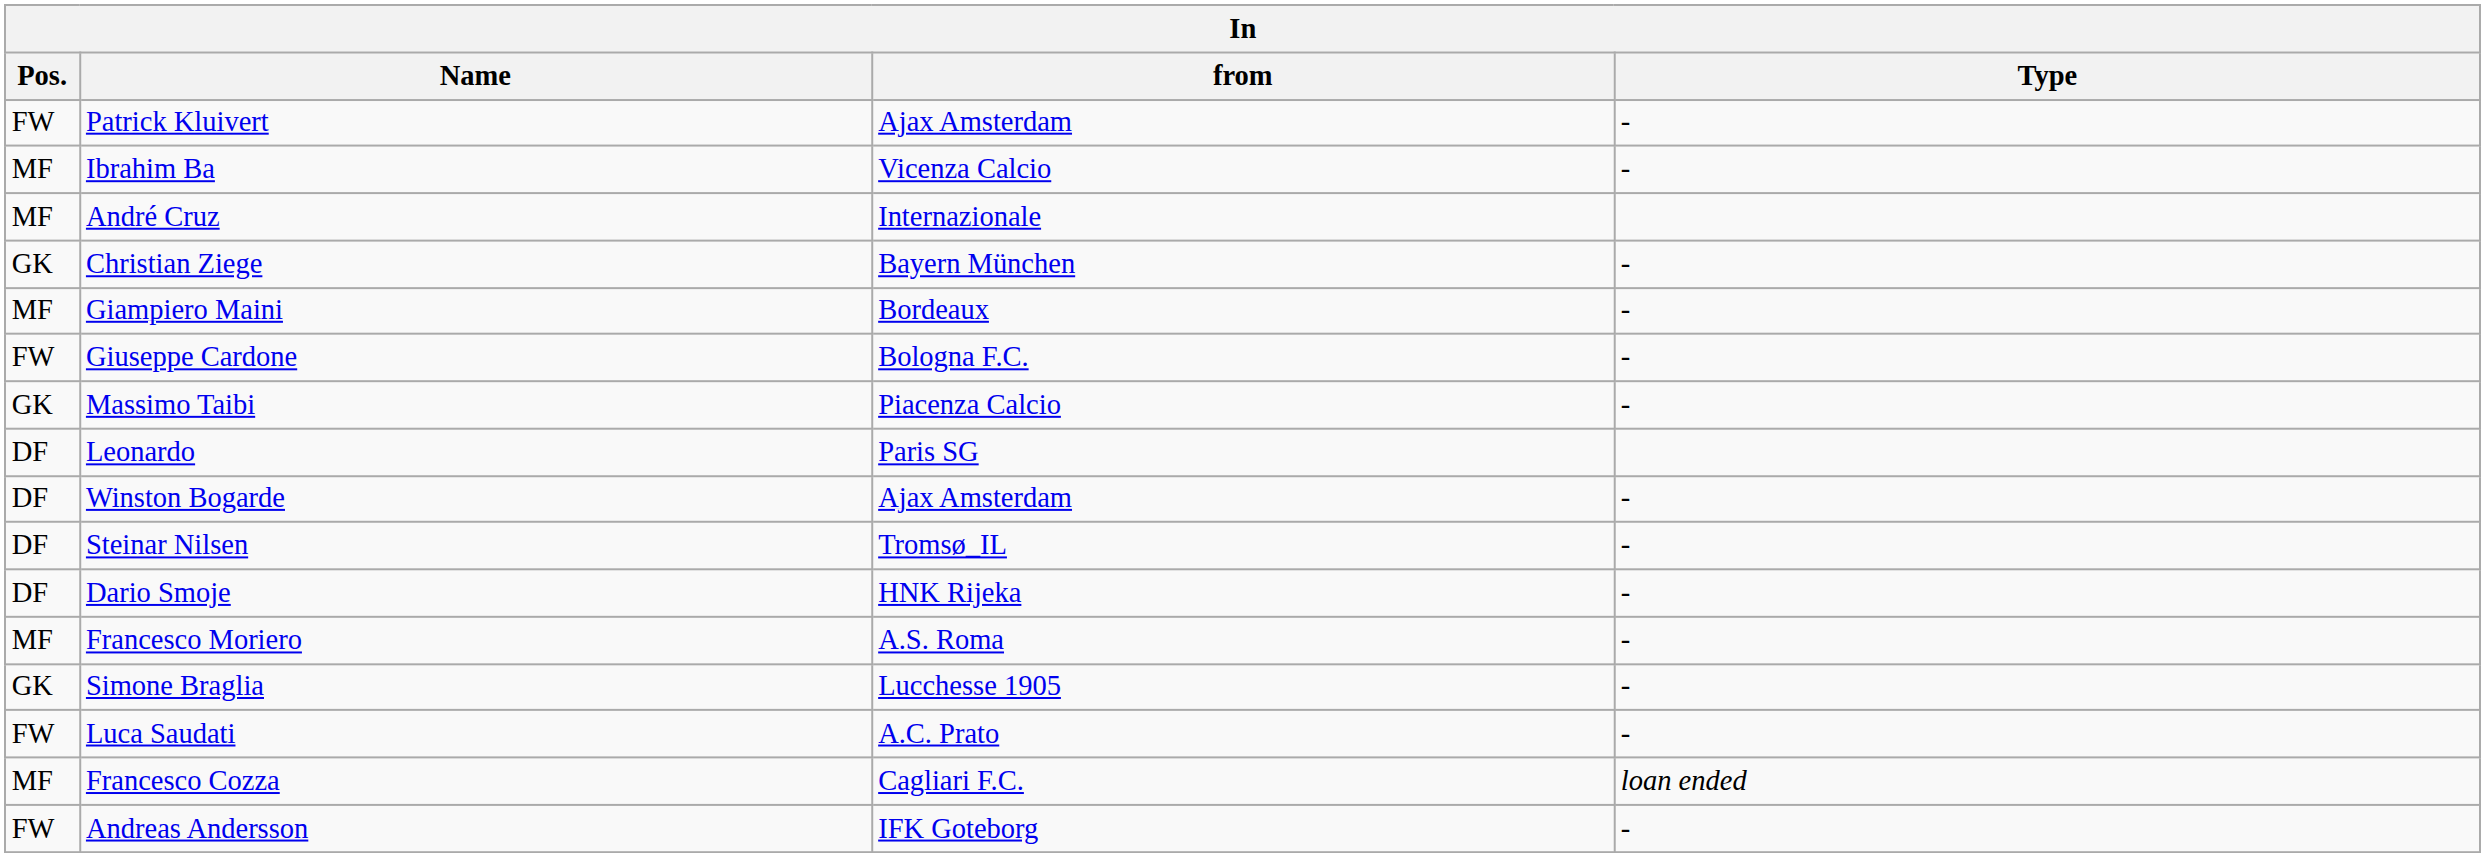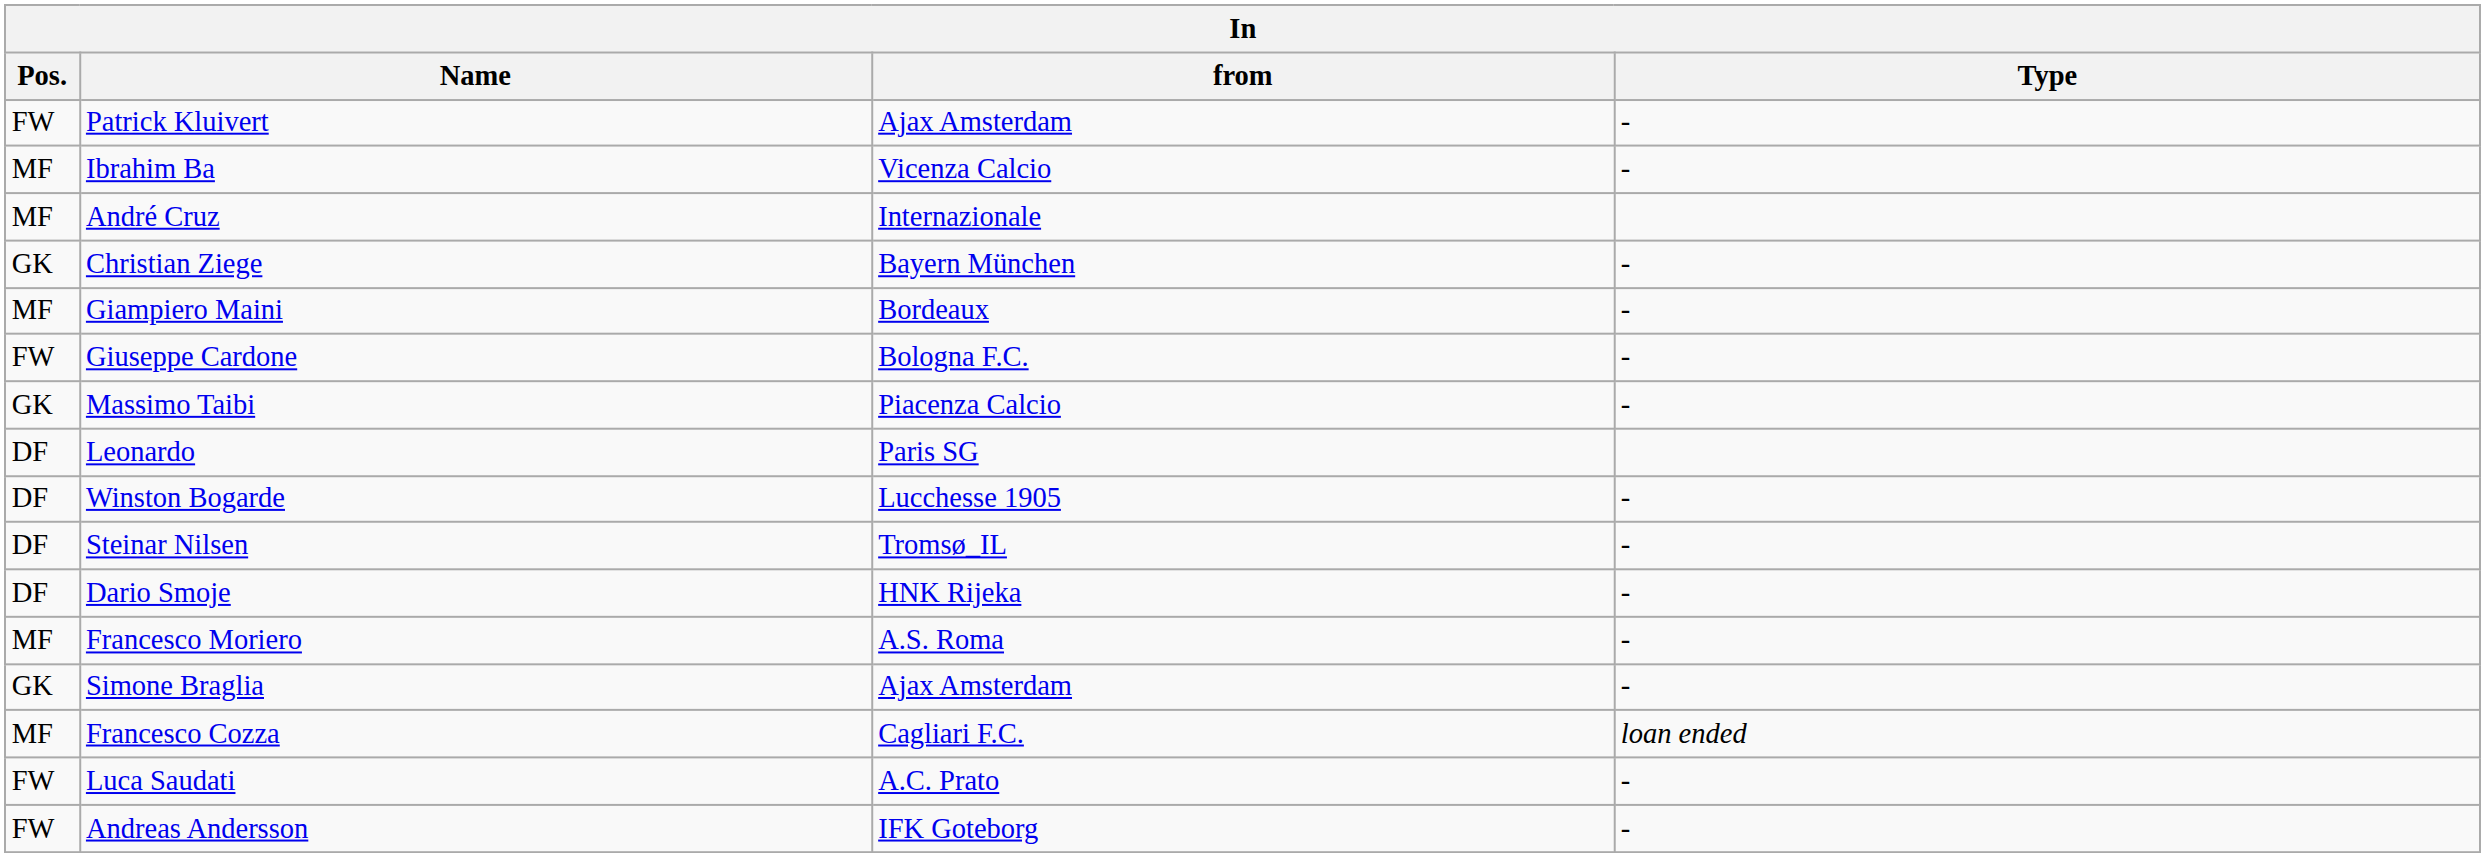(975, 498) Ajax Amsterdam -> (970, 498) Lucchesse 1905
(970, 686) Lucchesse 1905 -> (975, 686) Ajax Amsterdam
rows swapped: (183, 780) <-> (161, 733)
